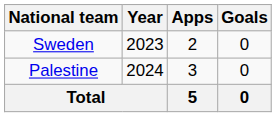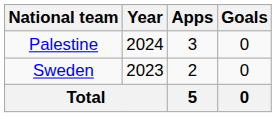rows swapped: (63, 44) <-> (63, 71)
